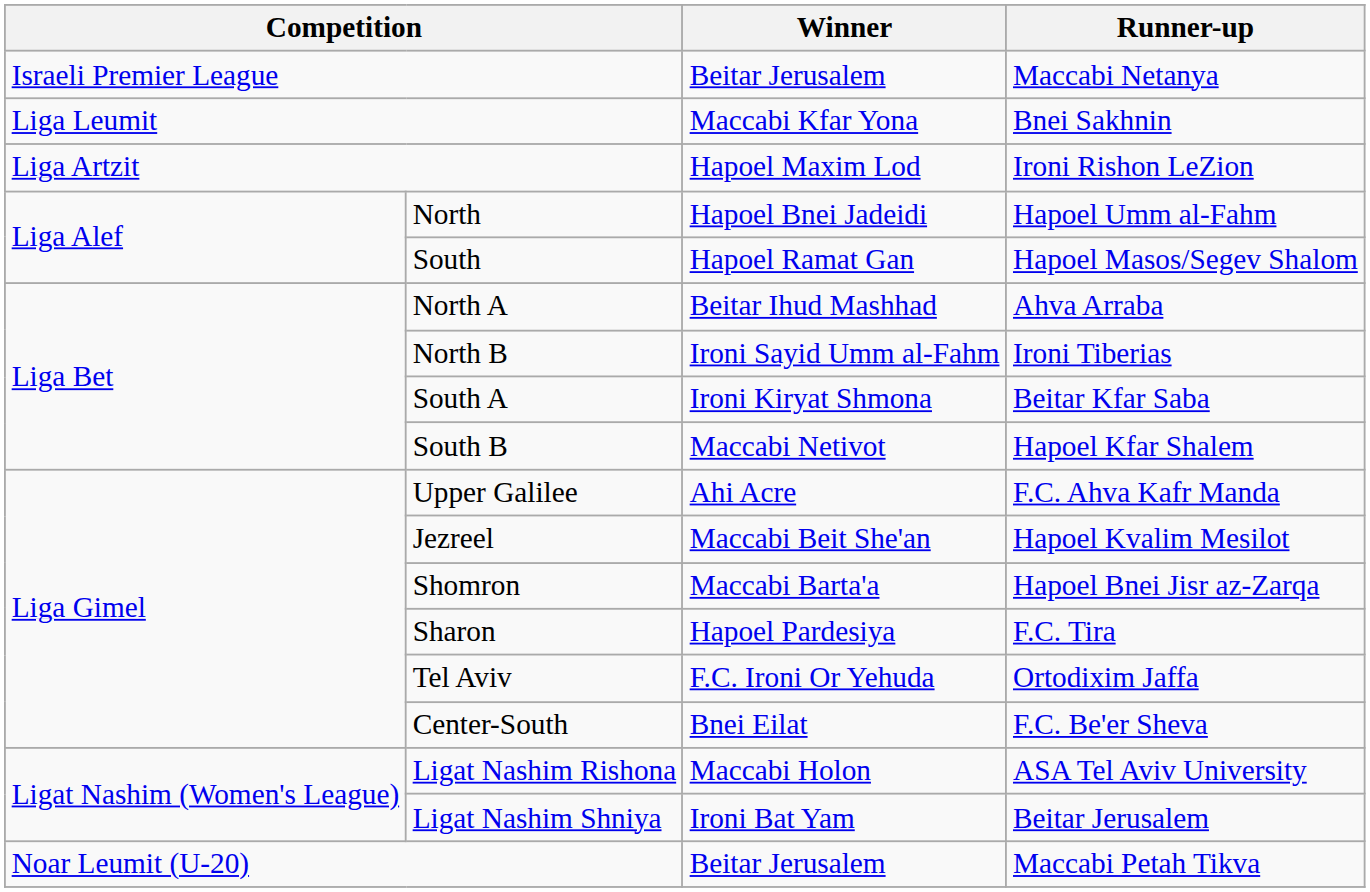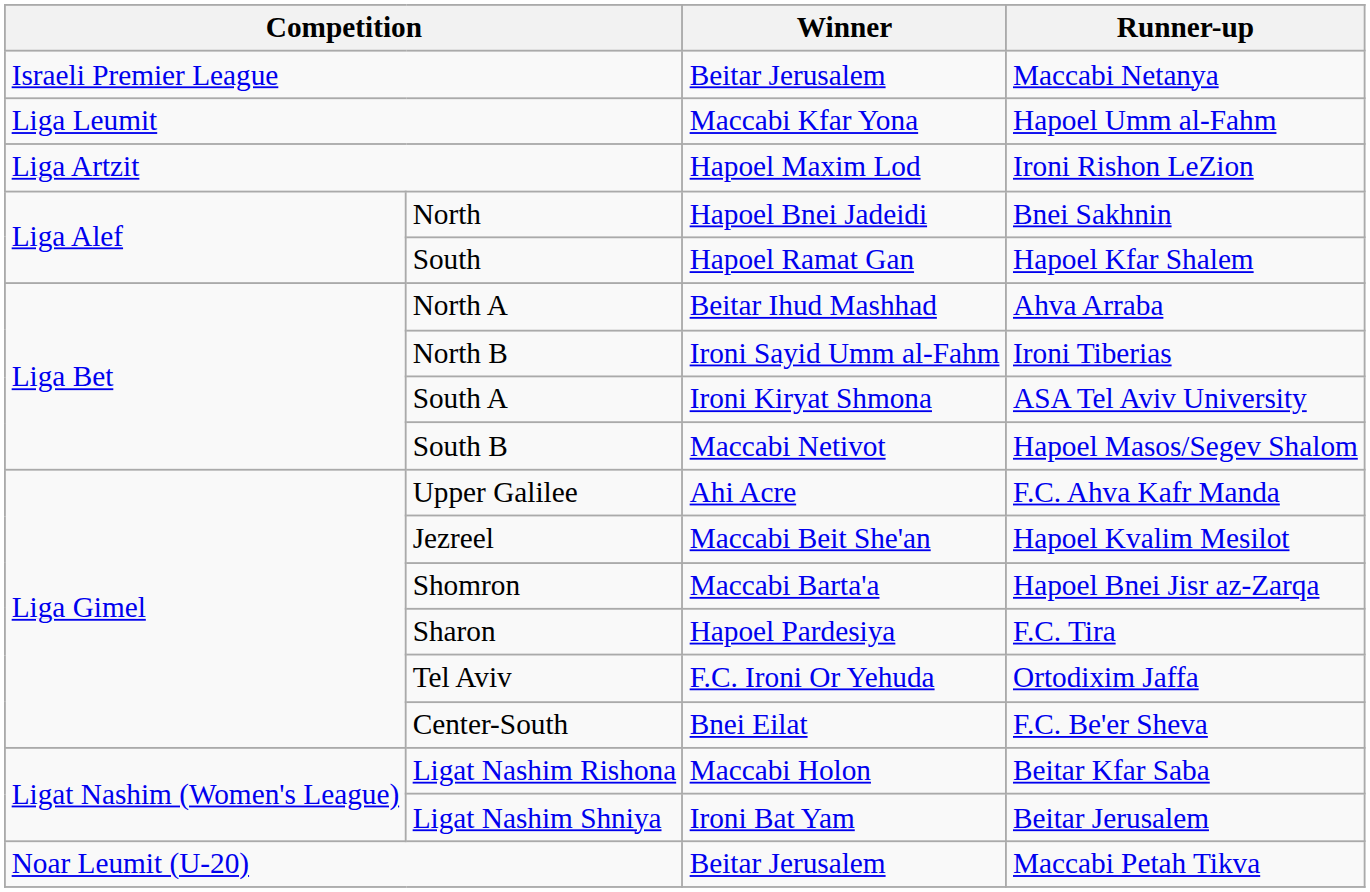(1092, 120) Bnei Sakhnin -> (1145, 120) Hapoel Umm al-Fahm
(1145, 213) Hapoel Umm al-Fahm -> (1092, 213) Bnei Sakhnin
(1185, 259) Hapoel Masos/Segev Shalom -> (1133, 259) Hapoel Kfar Shalem
(1111, 399) Beitar Kfar Saba -> (1160, 399) ASA Tel Aviv University
(1133, 445) Hapoel Kfar Shalem -> (1185, 445) Hapoel Masos/Segev Shalom
(1160, 770) ASA Tel Aviv University -> (1111, 770) Beitar Kfar Saba
